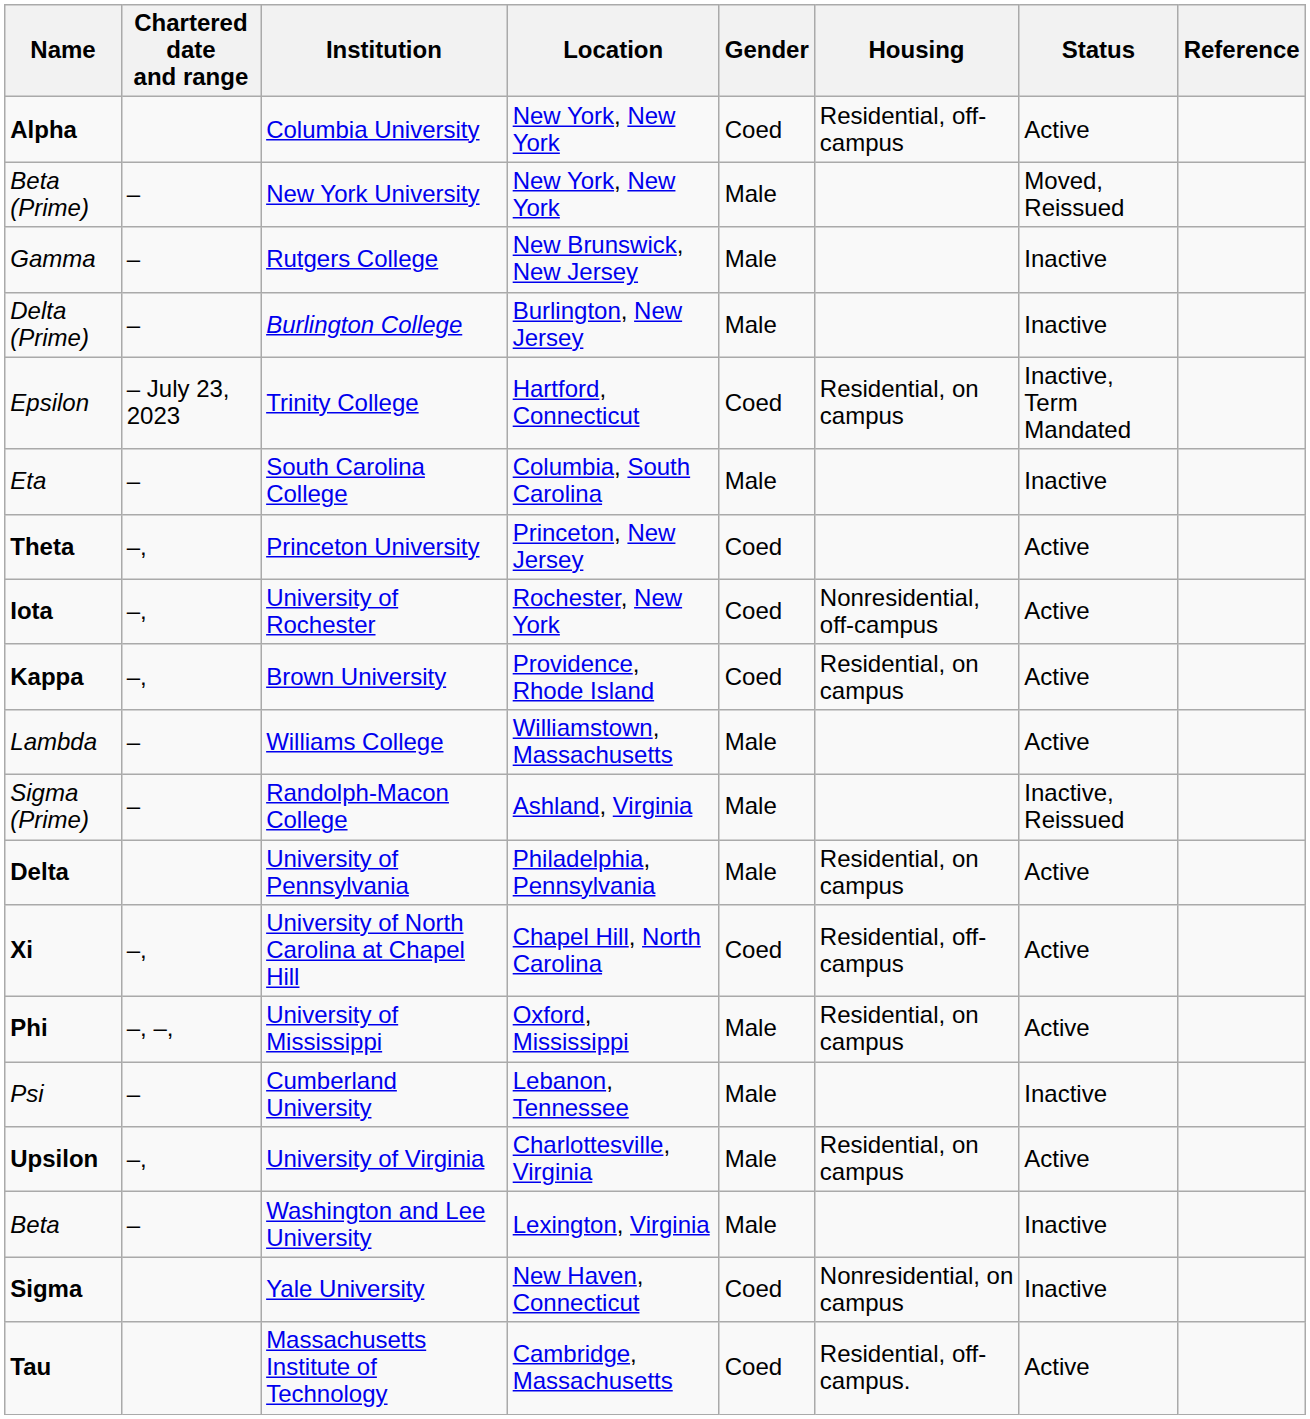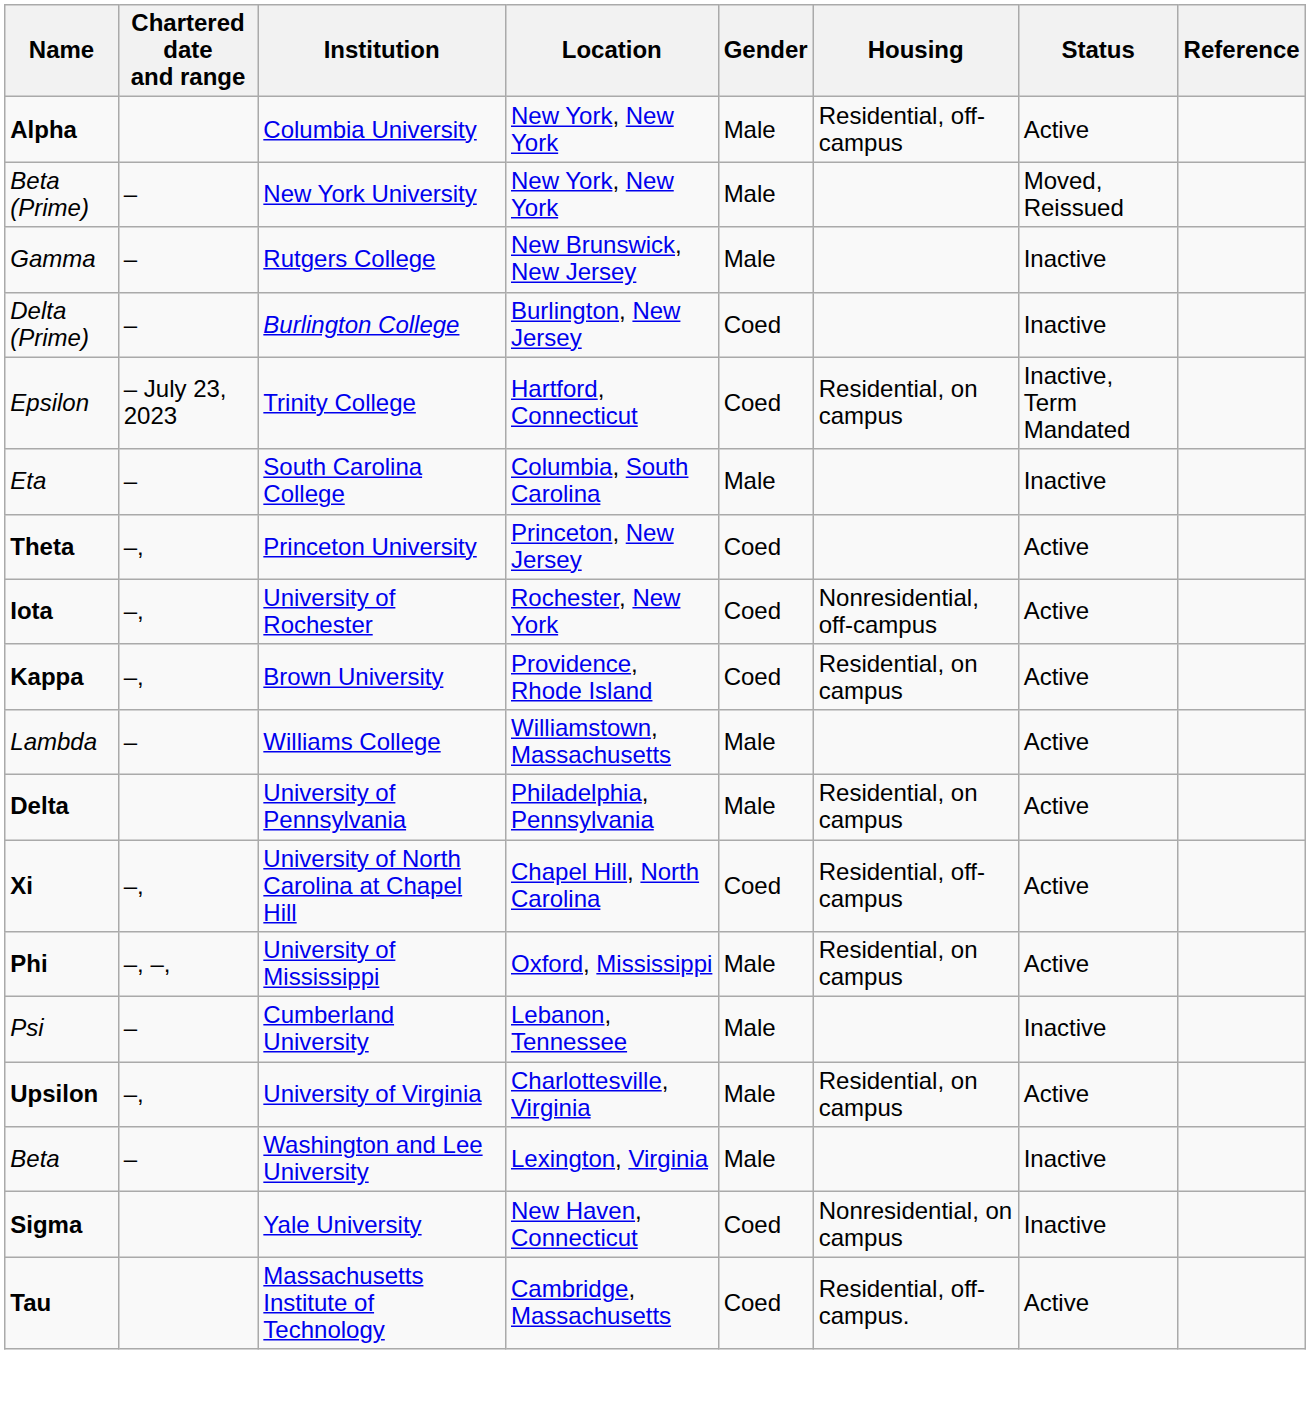(753, 129) Coed -> (750, 129) Male
(751, 324) Male -> (752, 324) Coed
- row: (50, 806)
